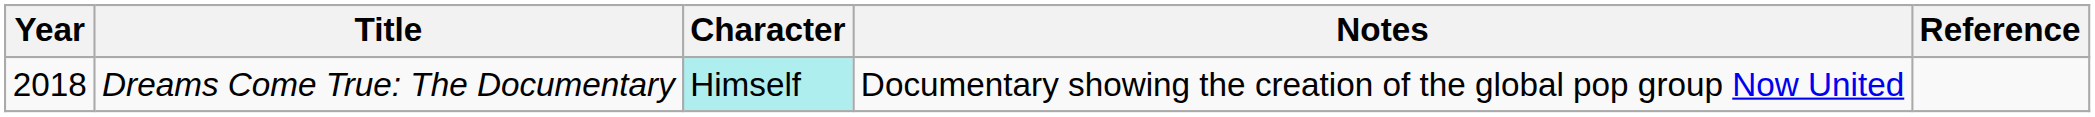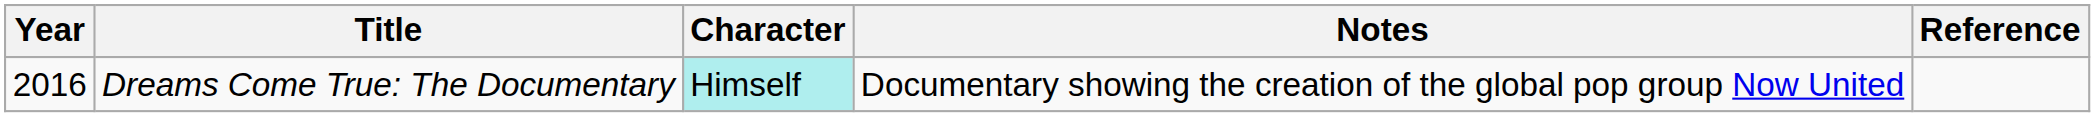(50, 83) 2018 -> (50, 83) 2016
